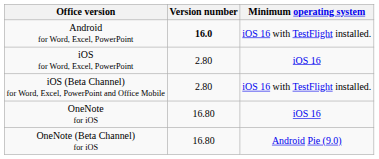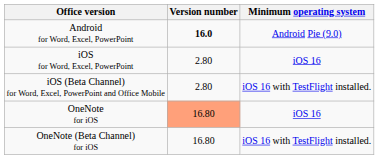(307, 33) iOS 16 with TestFlight installed. -> (307, 33) Android Pie (9.0)
(204, 114) no background -> (204, 114) lightsalmon background
(307, 141) Android Pie (9.0) -> (307, 141) iOS 16 with TestFlight installed.
